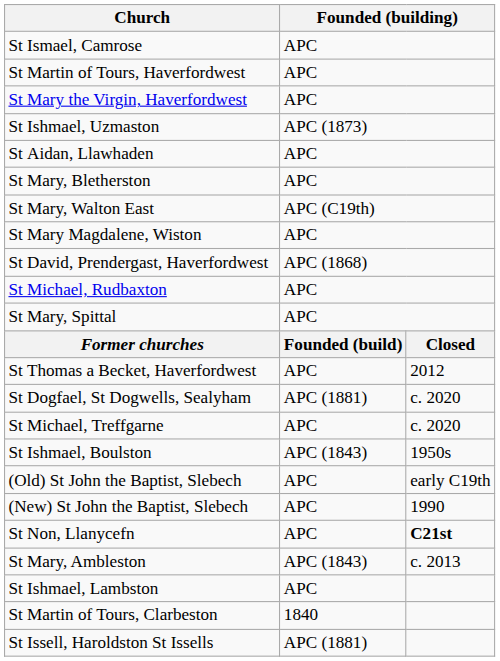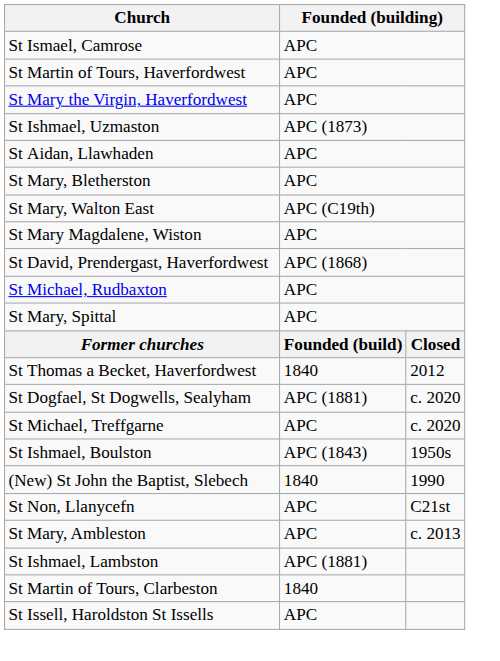(301, 371) APC -> (301, 371) 1840
- row: (125, 479)
(301, 506) APC -> (301, 479) 1840
(431, 533) bold -> (430, 506) normal
(325, 561) APC (1843) -> (301, 533) APC
(301, 588) APC -> (325, 561) APC (1881)
(325, 642) APC (1881) -> (301, 615) APC
